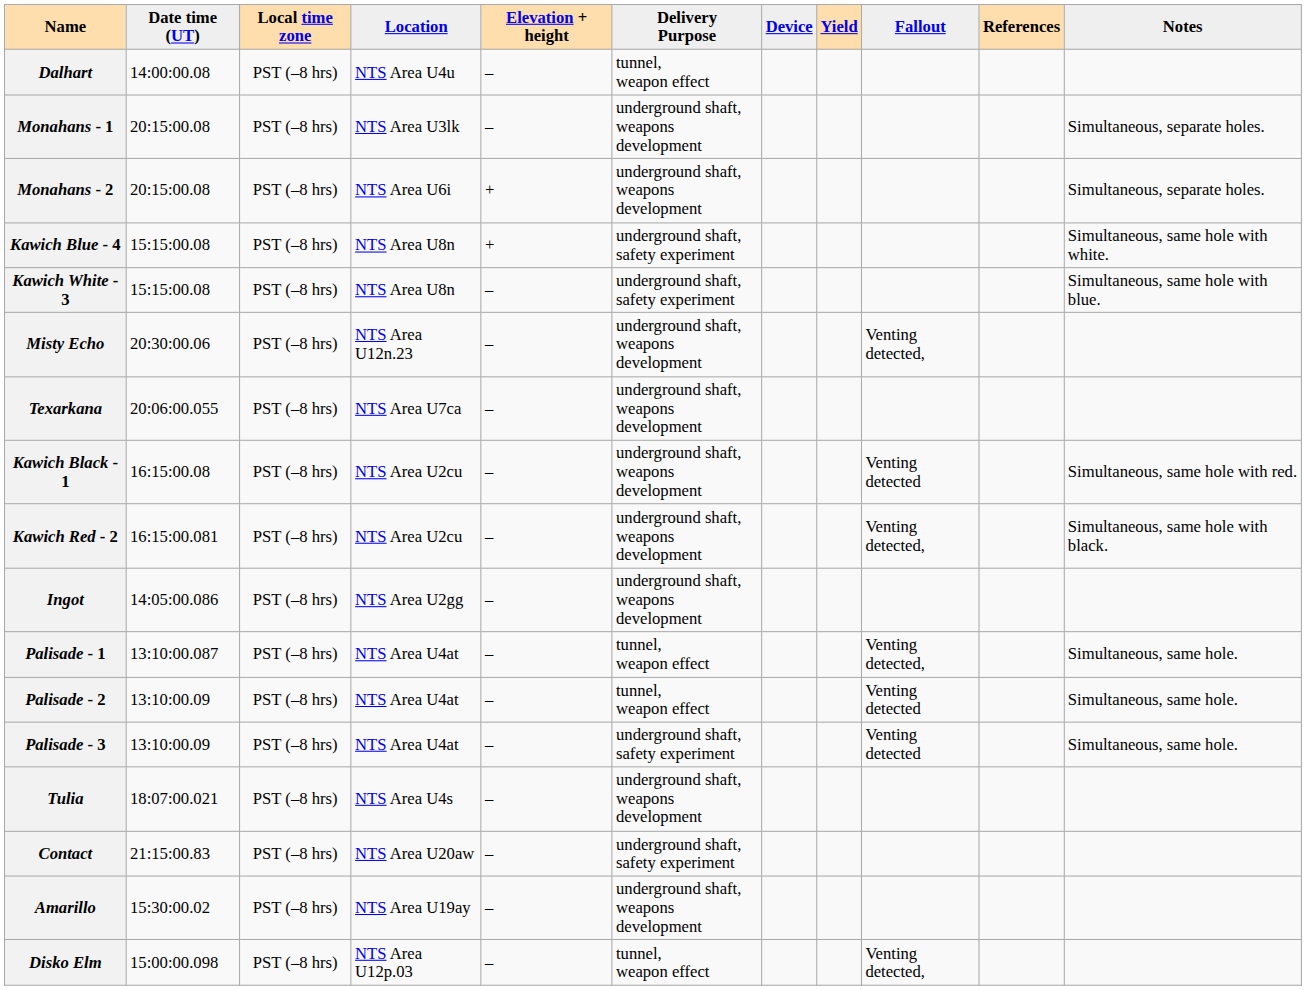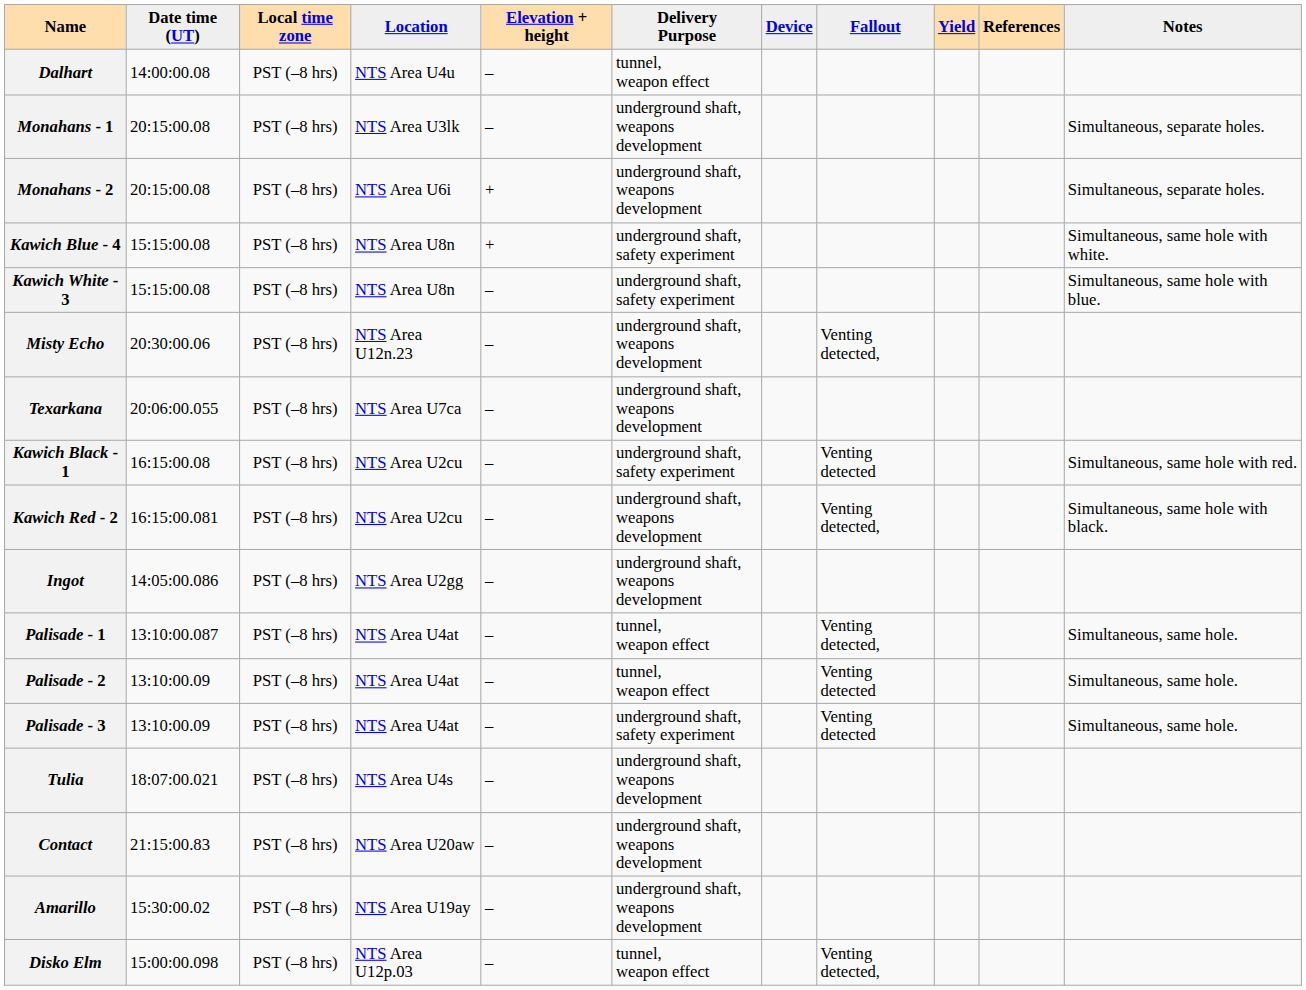columns swapped: (839, 27) <-> (920, 27)
(679, 472) underground shaft, weapons development -> (679, 462) underground shaft, safety experiment
(679, 853) underground shaft, safety experiment -> (679, 844) underground shaft, weapons development
